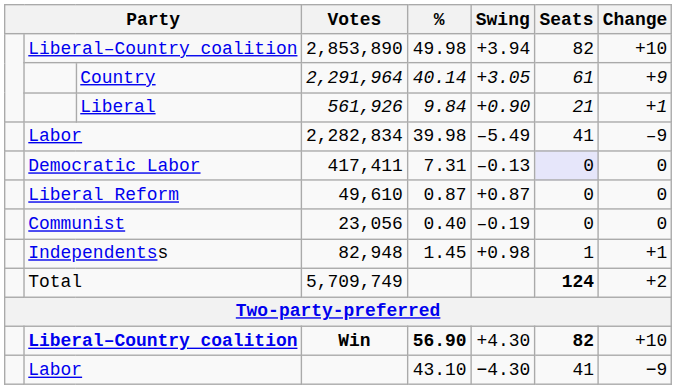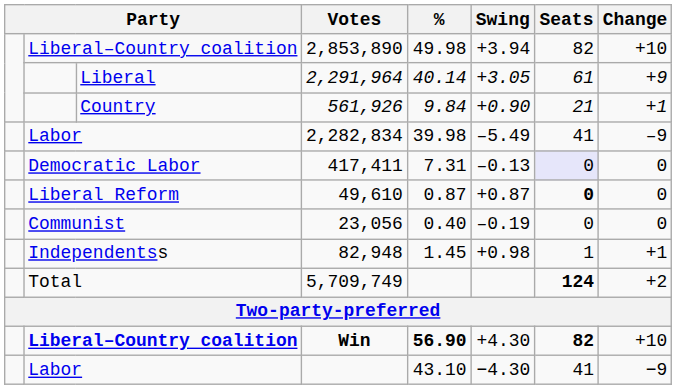(118, 78) Country -> (118, 78) Liberal
(118, 107) Liberal -> (118, 107) Country
(589, 195) normal -> (589, 195) bold
